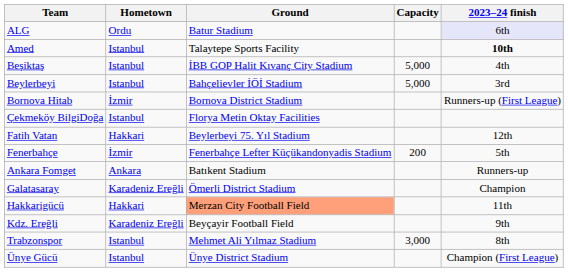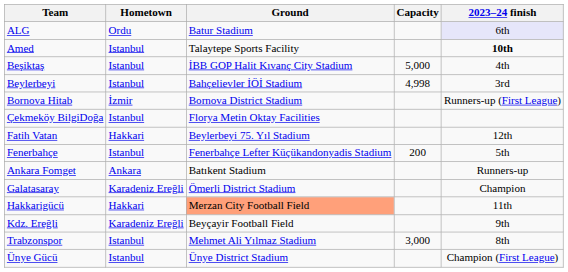(418, 83) 5,000 -> (418, 83) 4,998
(121, 153) İzmir -> (126, 153) Istanbul
